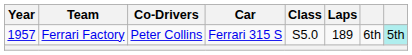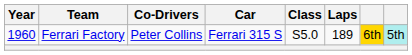(21, 35) 1957 -> (21, 35) 1960
(372, 35) no background -> (372, 35) gold background
